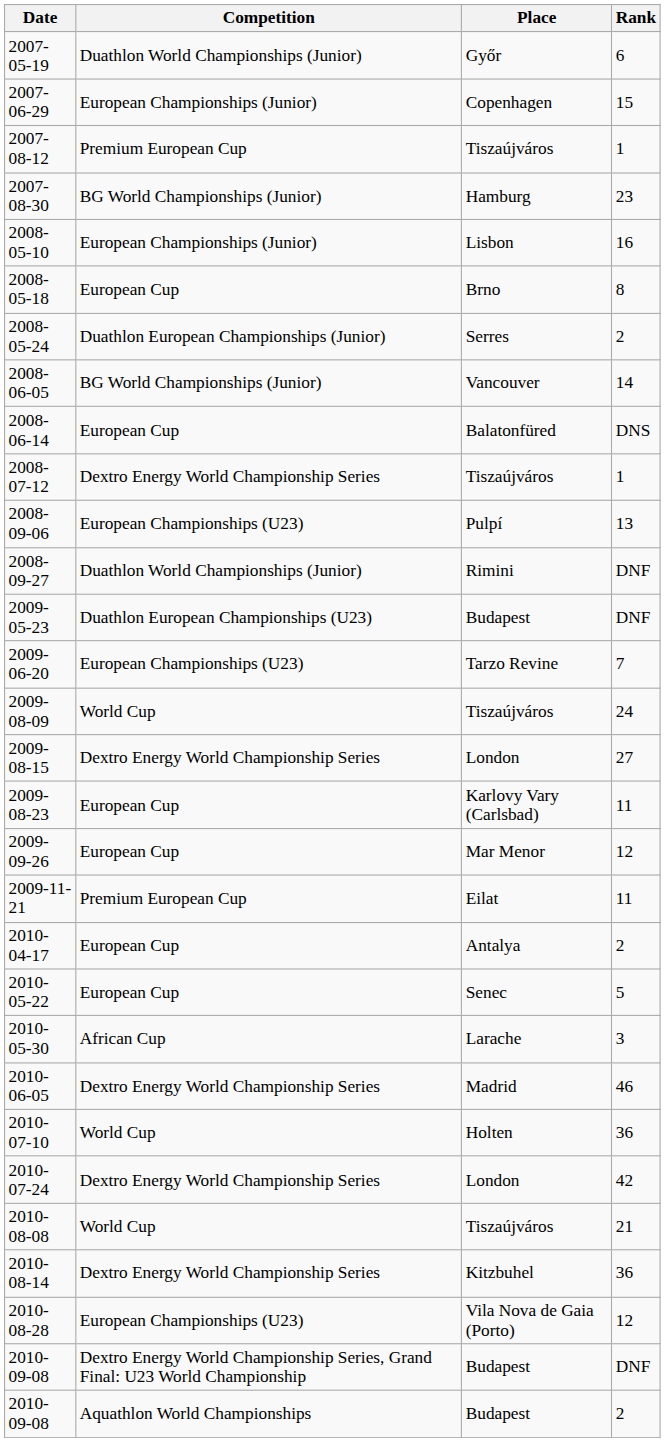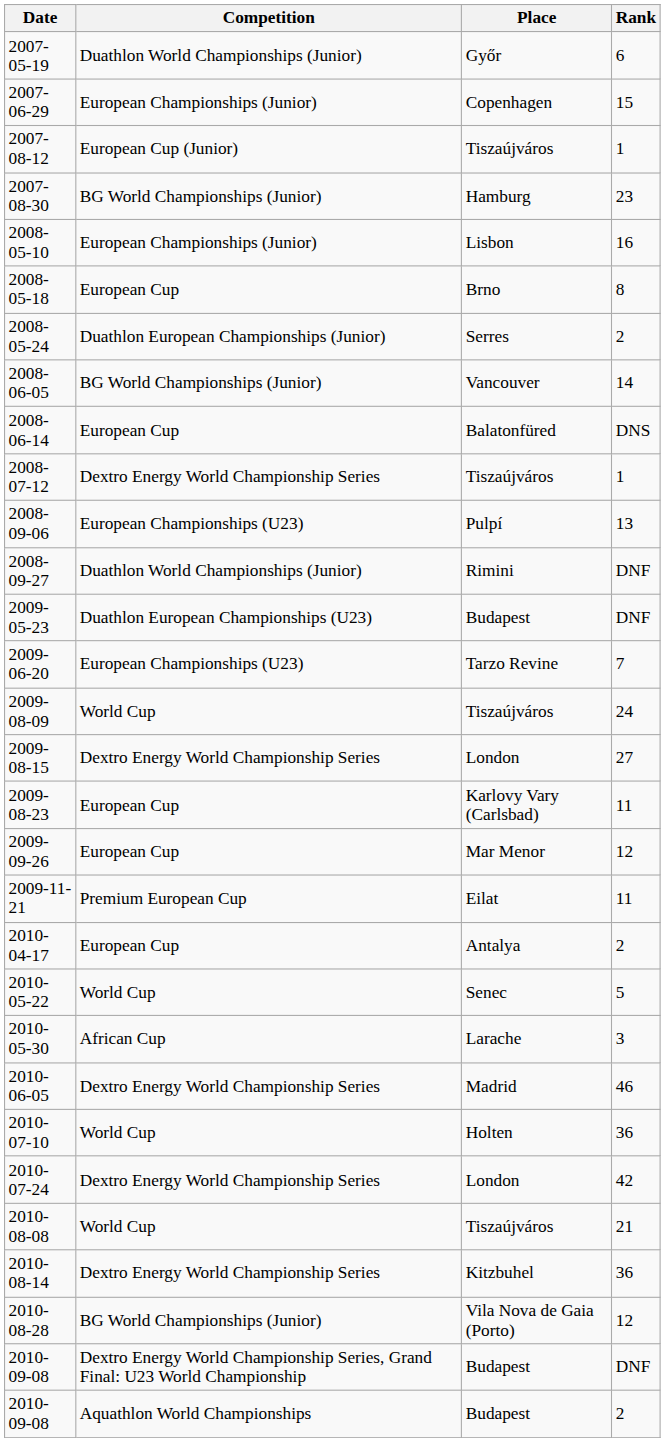(163, 149) Premium European Cup -> (159, 149) European Cup (Junior)
(129, 992) European Cup -> (118, 992) World Cup
(192, 1320) European Championships (U23) -> (201, 1320) BG World Championships (Junior)
